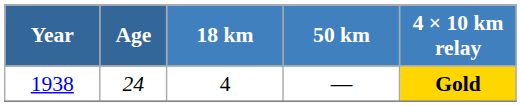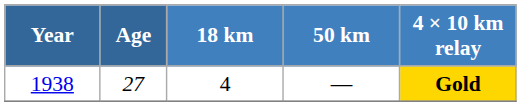(133, 83) 24 -> (133, 83) 27
